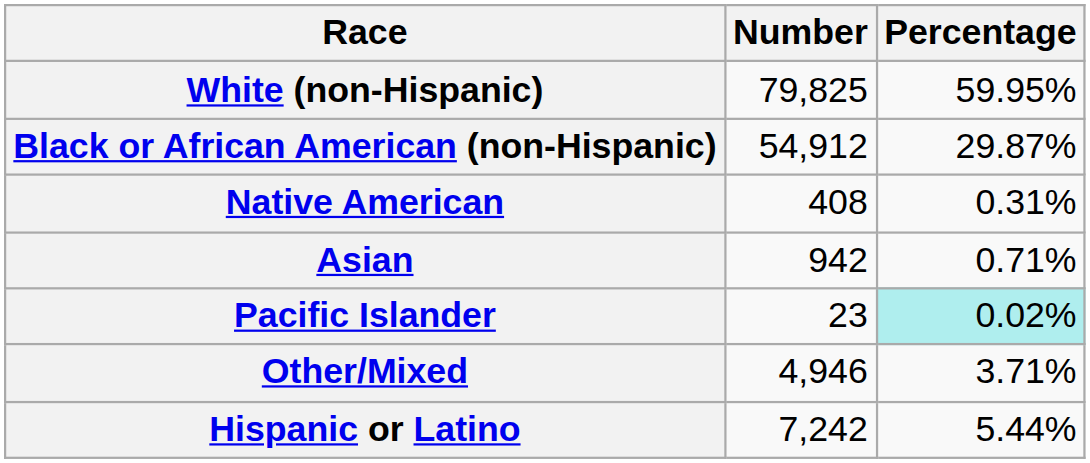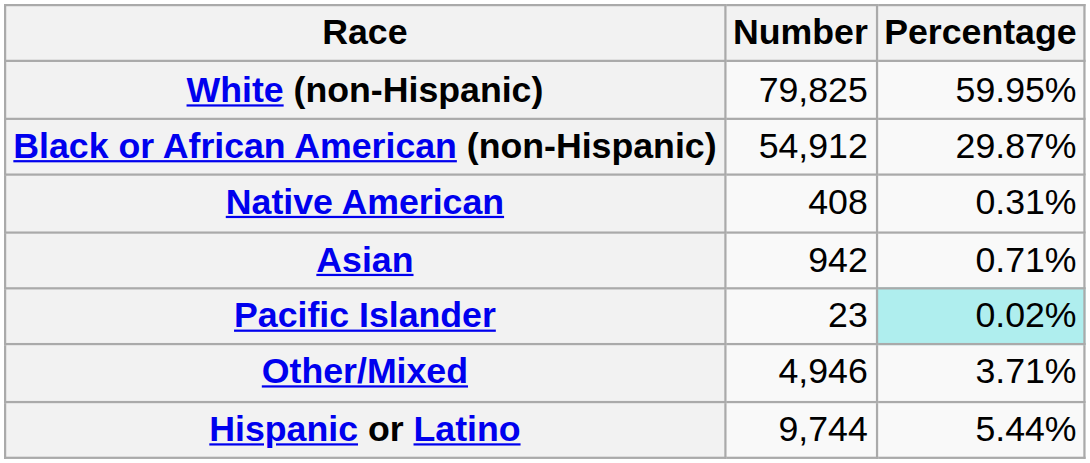(823, 428) 7,242 -> (823, 428) 9,744
